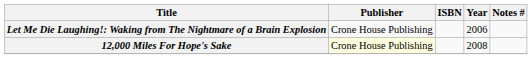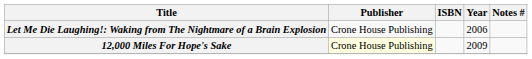(477, 45) 2008 -> (477, 45) 2009
